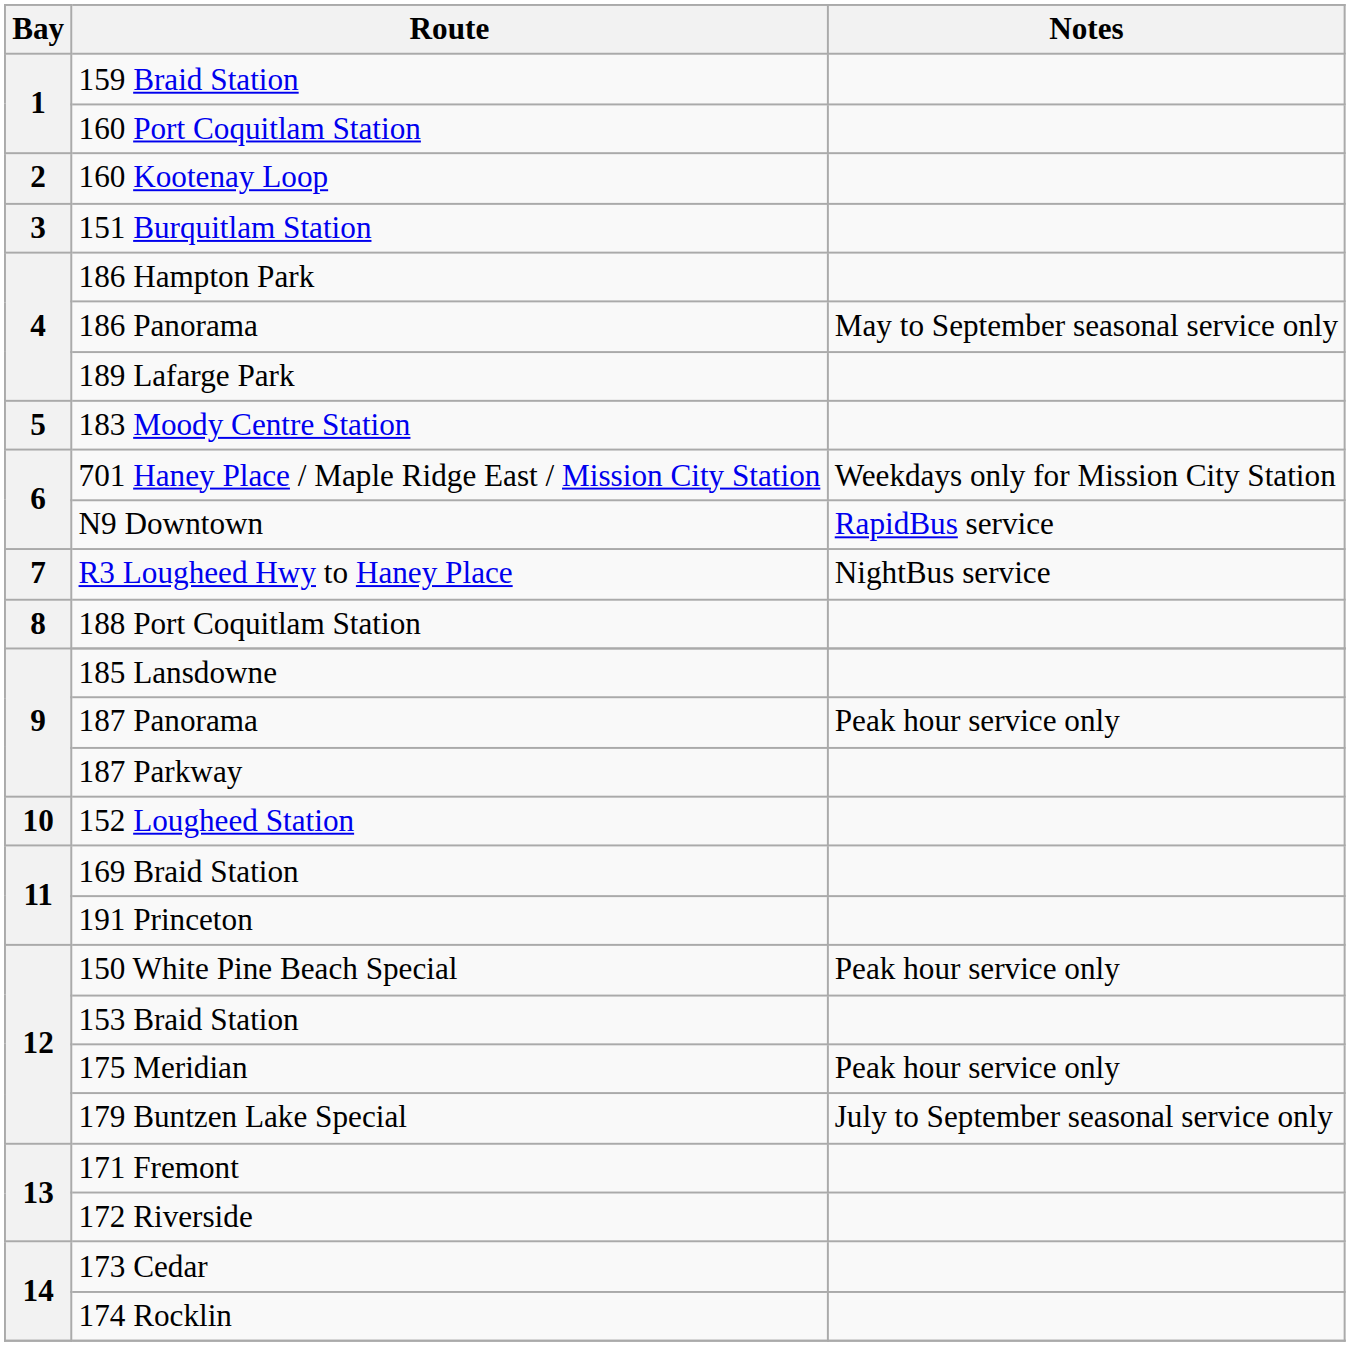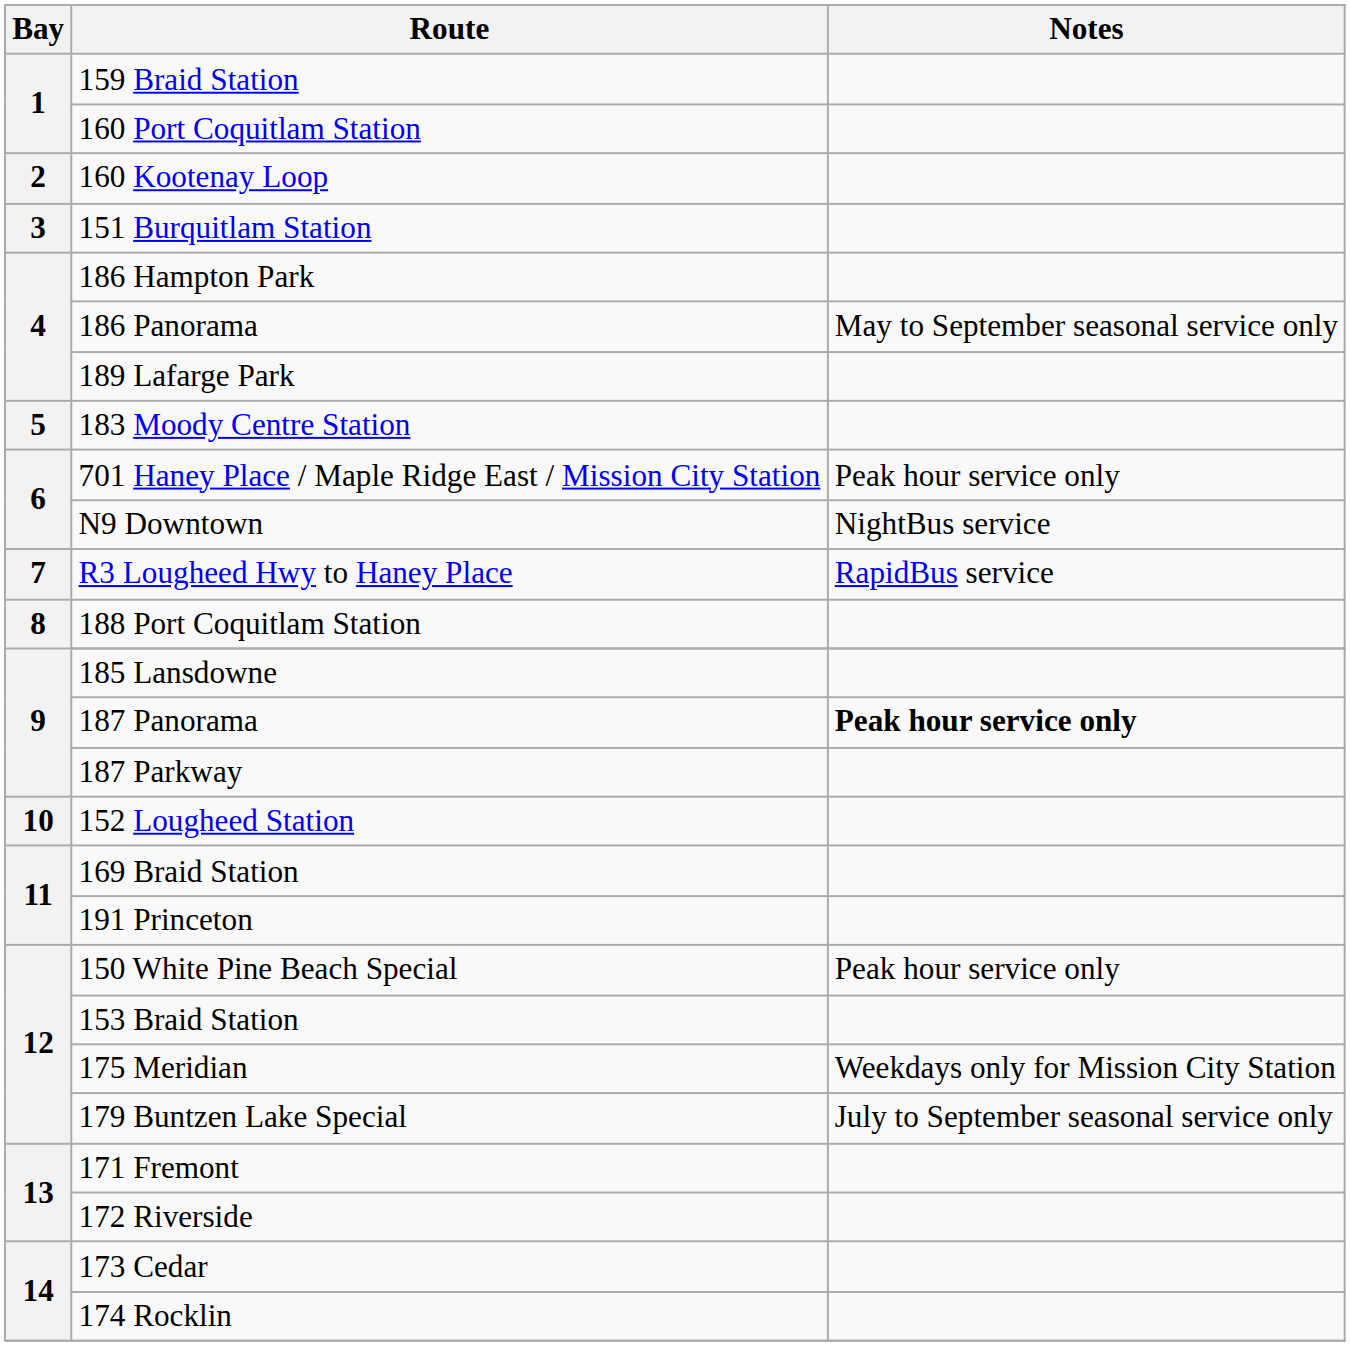(1085, 474) Weekdays only for Mission City Station -> (977, 474) Peak hour service only
(944, 524) RapidBus service -> (943, 524) NightBus service
(943, 573) NightBus service -> (944, 573) RapidBus service
(977, 721) normal -> (986, 721) bold
(977, 1068) Peak hour service only -> (1085, 1068) Weekdays only for Mission City Station
